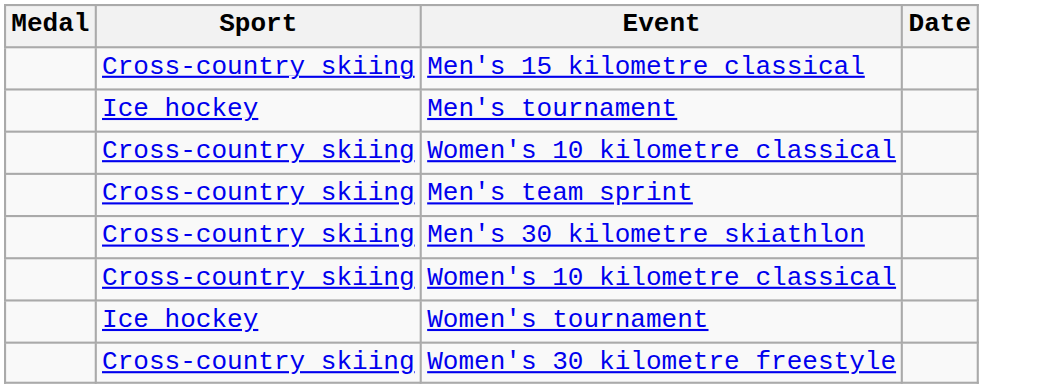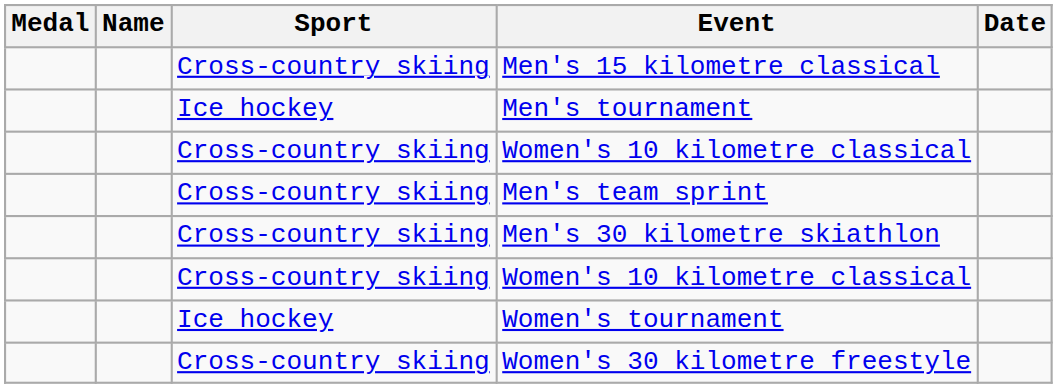+ column: (133, 26)
